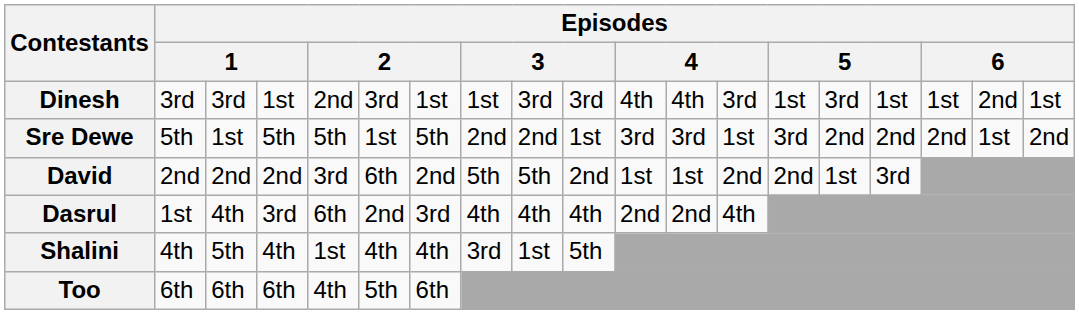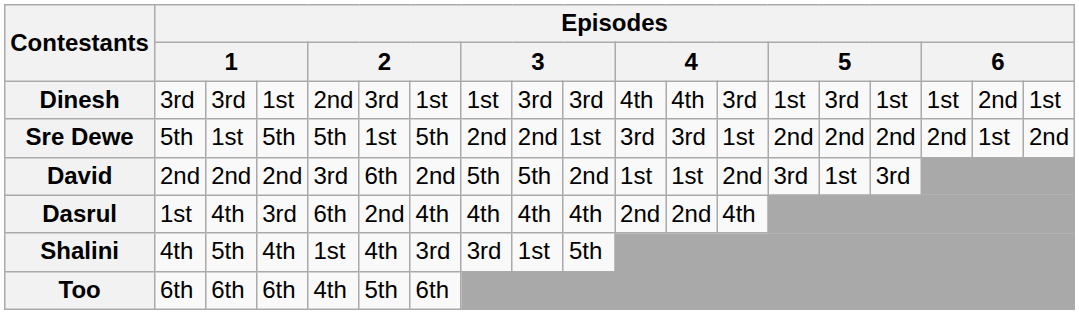(791, 137) 3rd -> (793, 137) 2nd
(793, 175) 2nd -> (791, 175) 3rd
(433, 213) 3rd -> (432, 213) 4th
(432, 251) 4th -> (433, 251) 3rd
